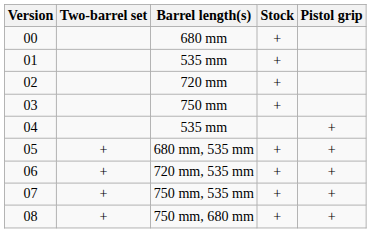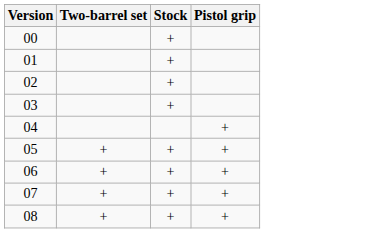- column: (204, 15)
